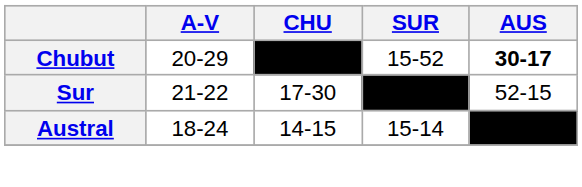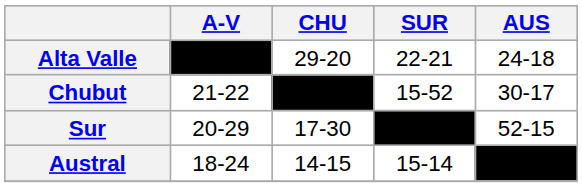+ row: (87, 58)
(200, 58) 20-29 -> (221, 93) 21-22
(523, 58) bold -> (526, 93) normal
(200, 93) 21-22 -> (221, 128) 20-29
